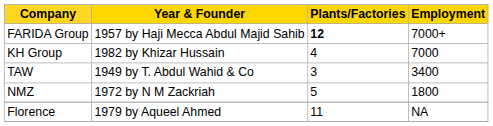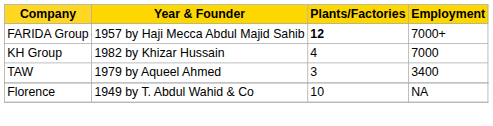(174, 72) 1949 by T. Abdul Wahid & Co -> (158, 72) 1979 by Aqueel Ahmed
- row: (21, 92)
(158, 111) 1979 by Aqueel Ahmed -> (174, 92) 1949 by T. Abdul Wahid & Co
(317, 111) 11 -> (317, 92) 10
